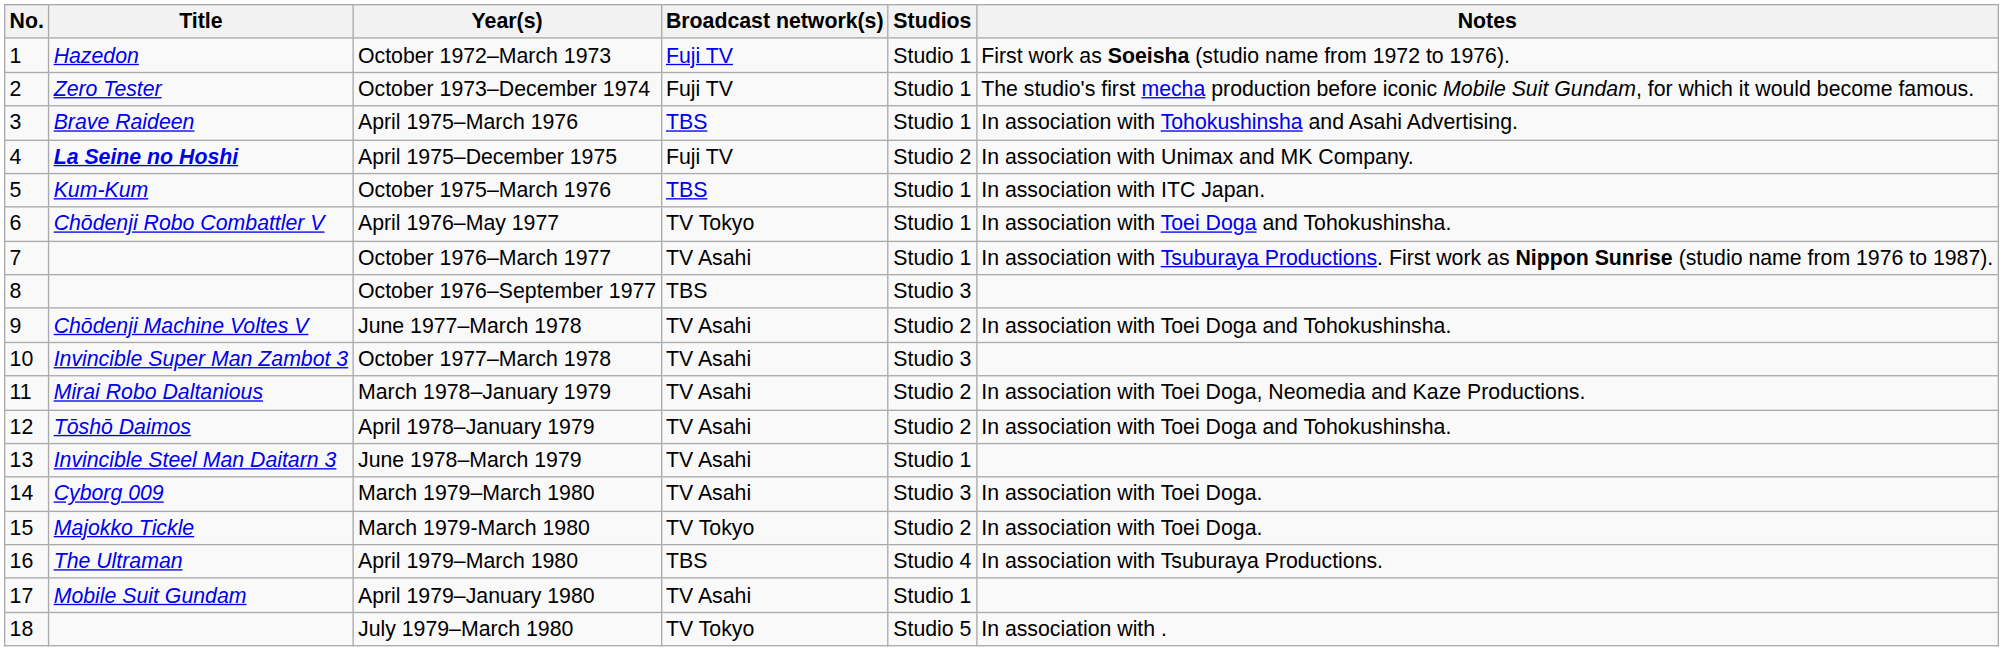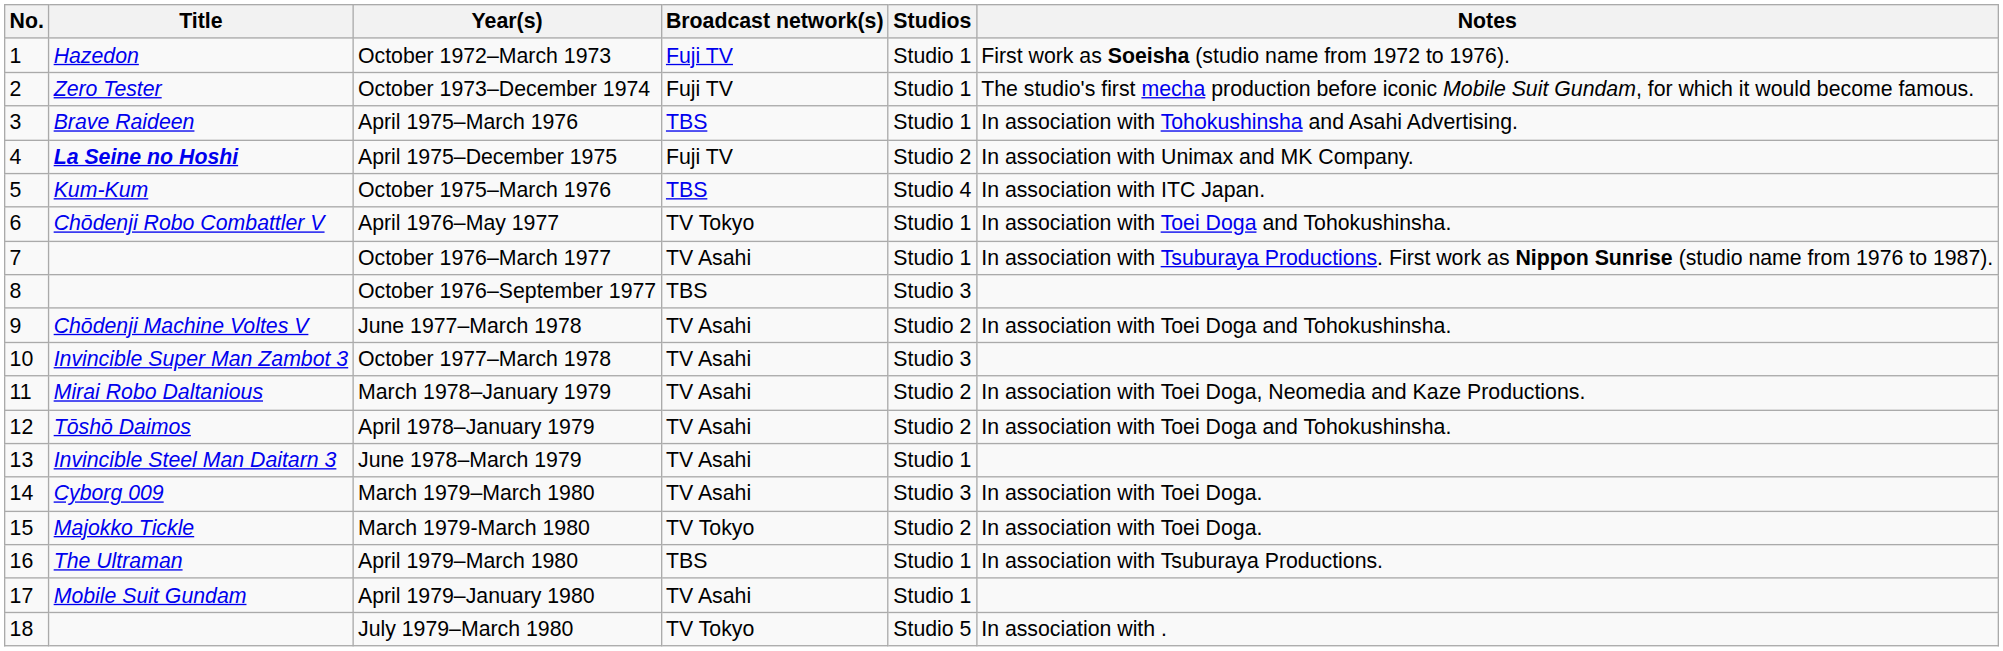(932, 190) Studio 1 -> (932, 190) Studio 4
(932, 561) Studio 4 -> (932, 561) Studio 1
